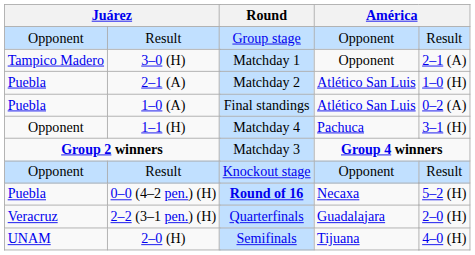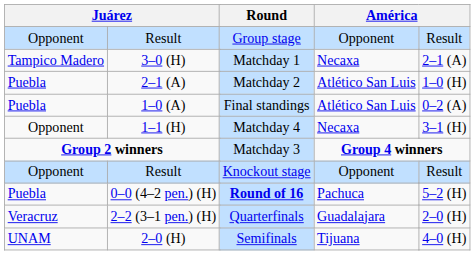(366, 60) Opponent -> (338, 60) Necaxa
(341, 127) Pachuca -> (338, 127) Necaxa
(338, 194) Necaxa -> (341, 194) Pachuca
